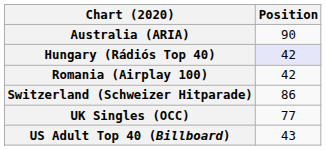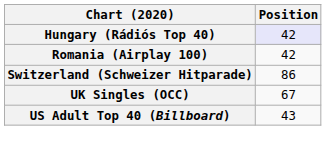- row: (130, 35)
(288, 115) 77 -> (288, 95) 67
